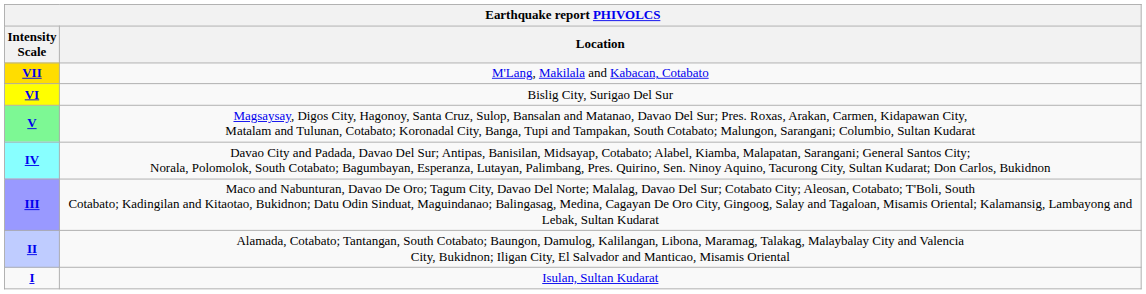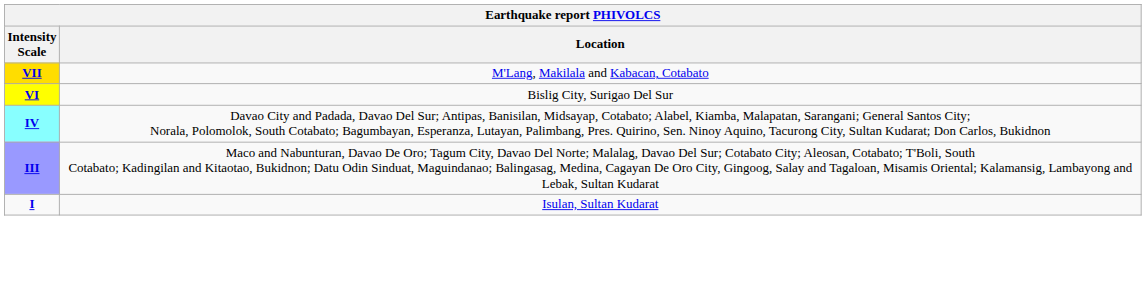- row: (32, 124)
- row: (32, 249)
